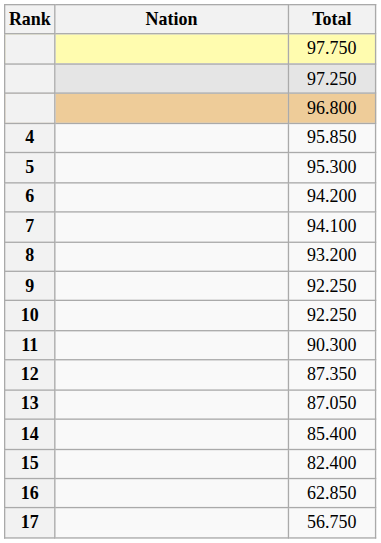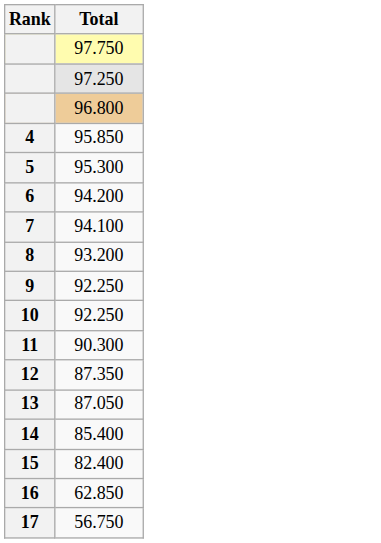- column: (171, 18)
